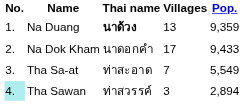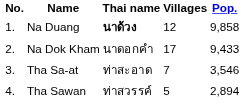(170, 27) 13 -> (170, 27) 12
(225, 27) 9,359 -> (225, 27) 9,858
(225, 69) 5,549 -> (225, 69) 3,546
(10, 91) paleturquoise background -> (10, 91) no background
(166, 91) 3 -> (166, 91) 5
